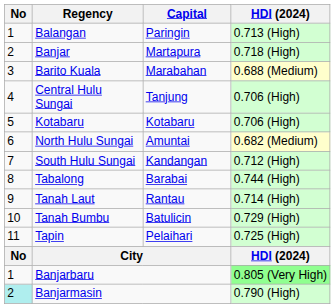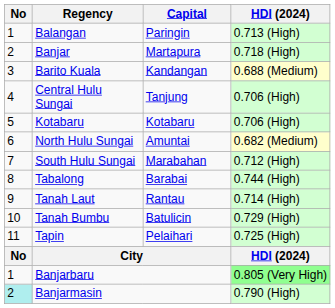(176, 71) Marabahan -> (176, 71) Kandangan
(176, 160) Kandangan -> (176, 160) Marabahan
